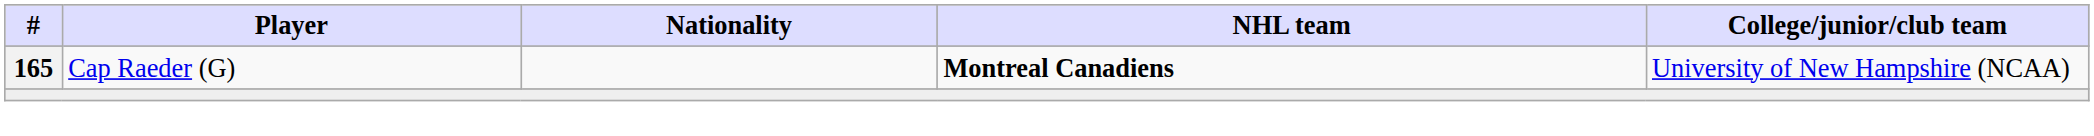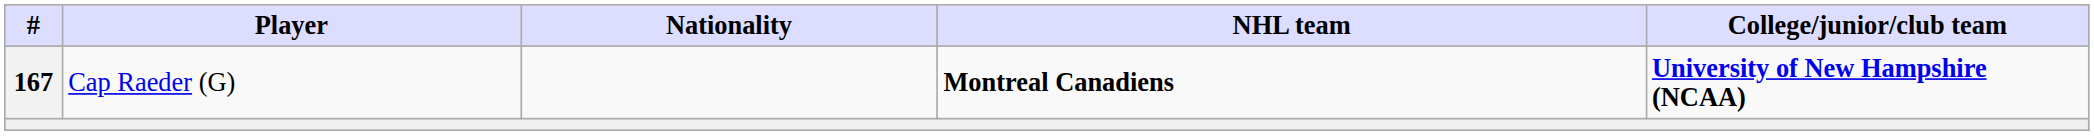(33, 67) 165 -> (33, 82) 167
(1861, 67) normal -> (1819, 82) bold
